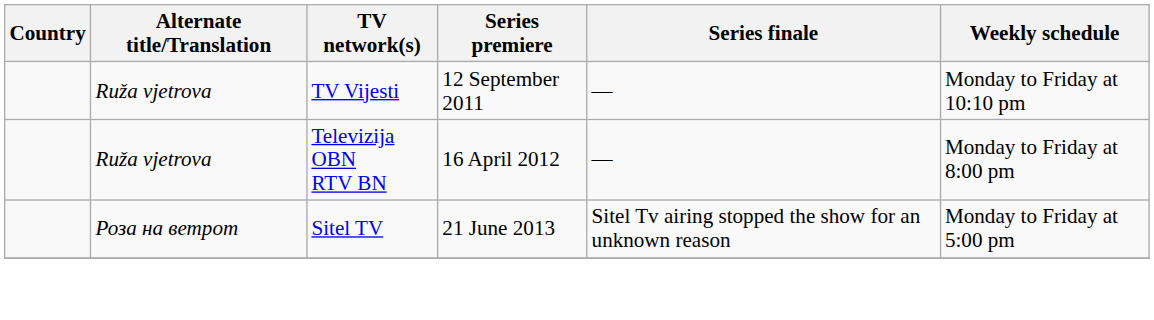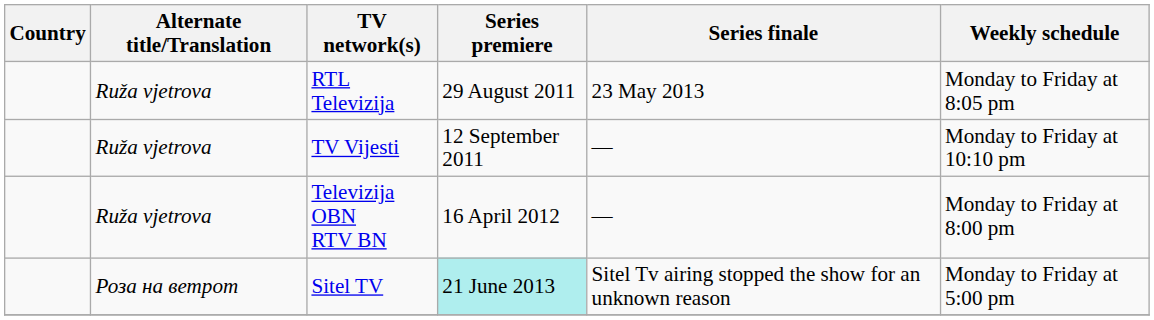+ row: (353, 90)
(499, 228) no background -> (499, 285) paleturquoise background
